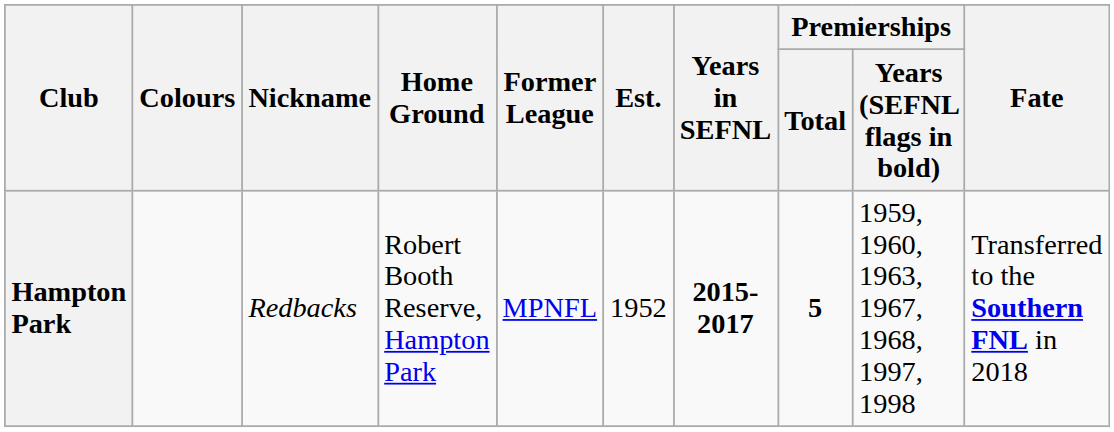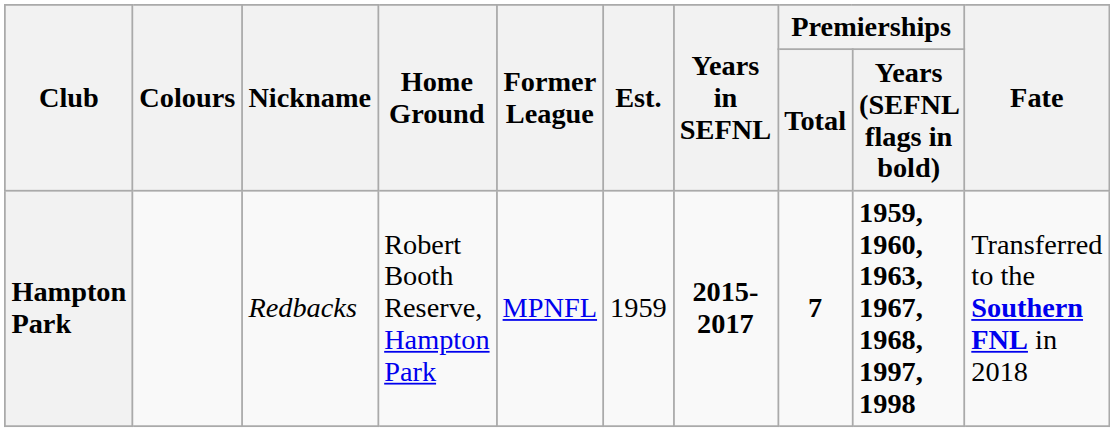(638, 307) 1952 -> (638, 307) 1959
(815, 307) 5 -> (815, 307) 7
(891, 307) normal -> (891, 307) bold
